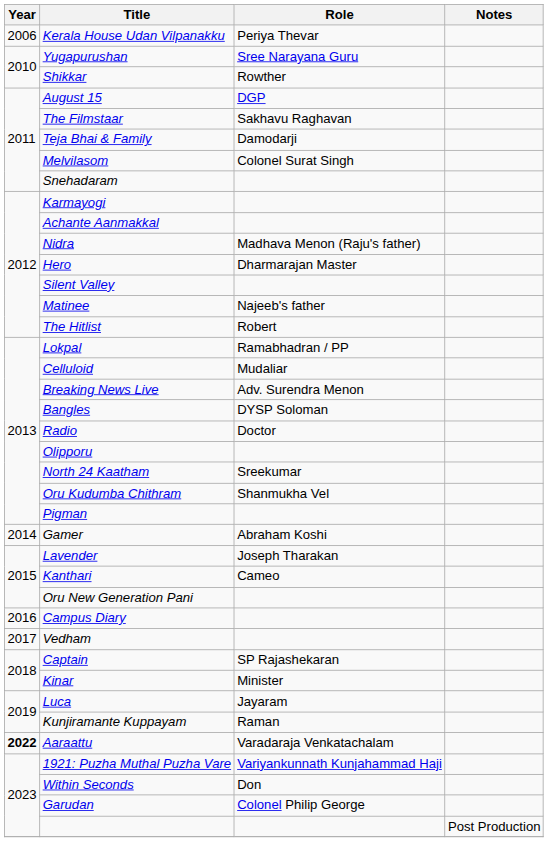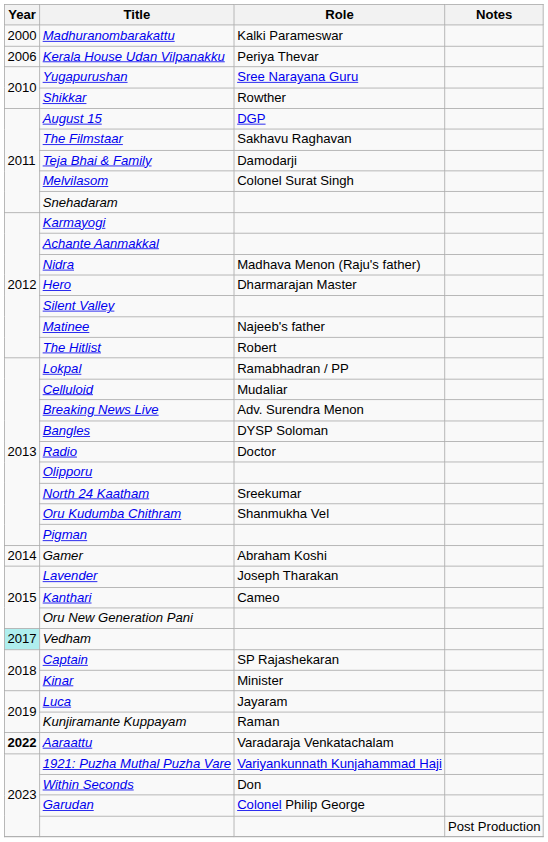+ row: (109, 35)
- row: (84, 618)
(22, 639) no background -> (22, 639) paleturquoise background
